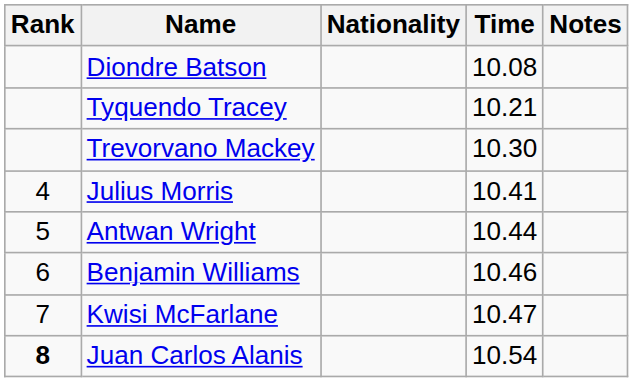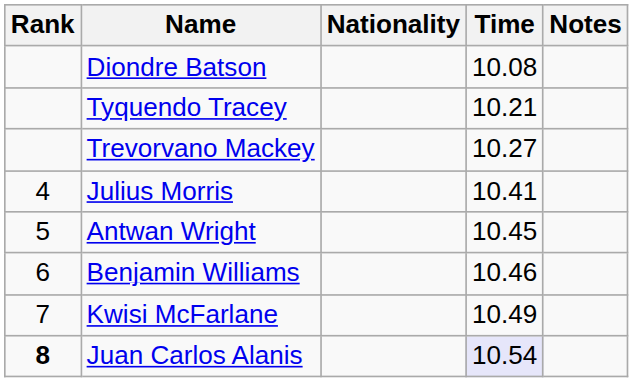(505, 149) 10.30 -> (505, 149) 10.27
(505, 231) 10.44 -> (505, 231) 10.45
(505, 314) 10.47 -> (505, 314) 10.49
(505, 356) no background -> (505, 356) lavender background
